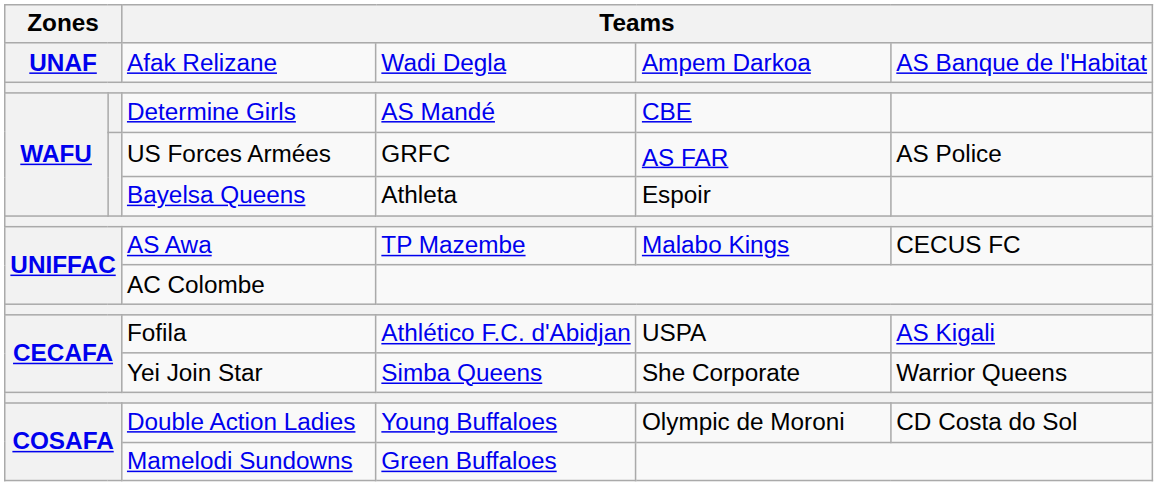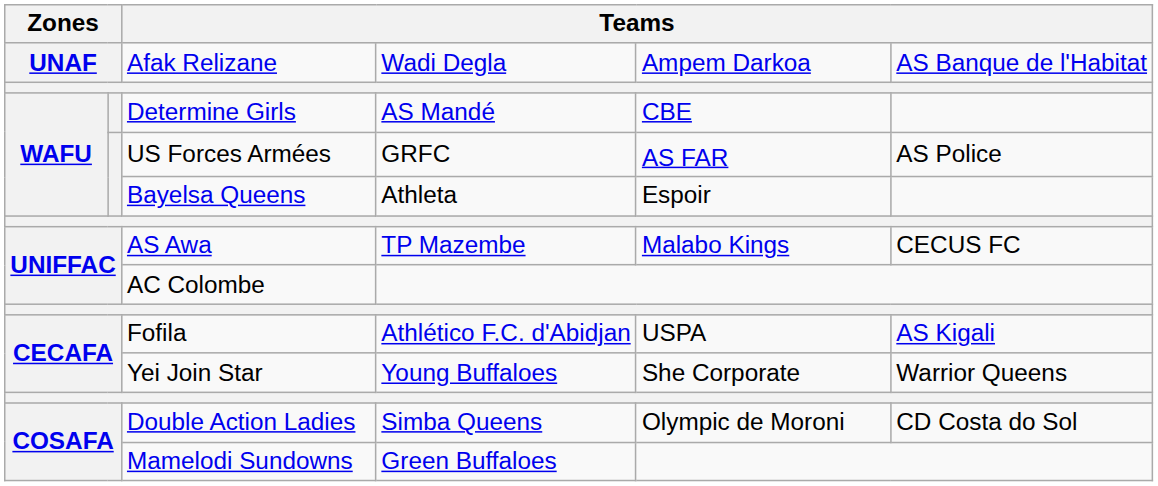(462, 372) Simba Queens -> (469, 372) Young Buffaloes
(469, 422) Young Buffaloes -> (462, 422) Simba Queens
